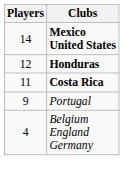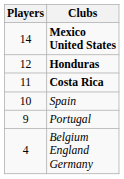+ row: (63, 100)
